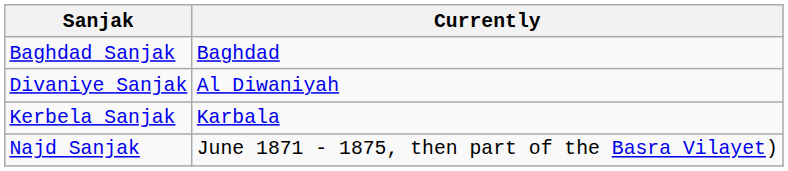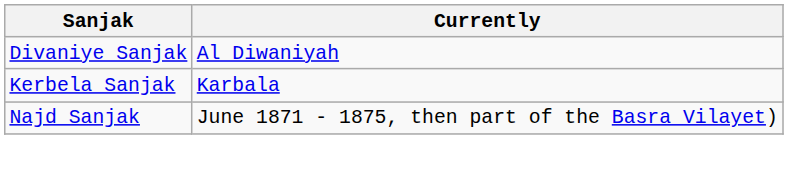- row: (92, 53)
